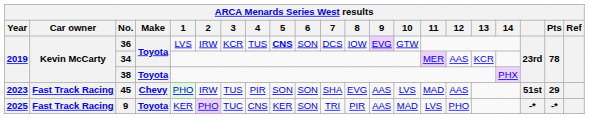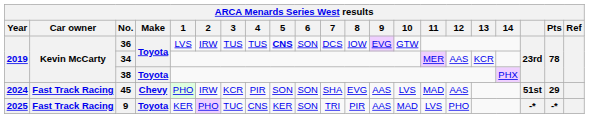(233, 43) KCR -> (233, 43) TUS
(17, 90) 2023 -> (17, 90) 2024
(233, 90) TUS -> (233, 90) KCR
